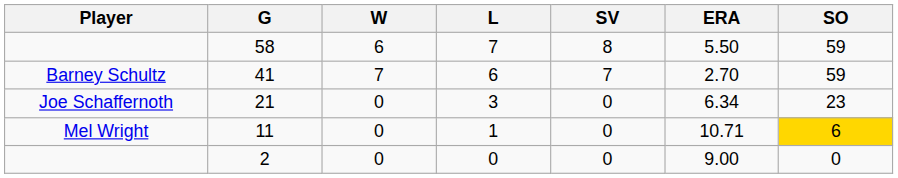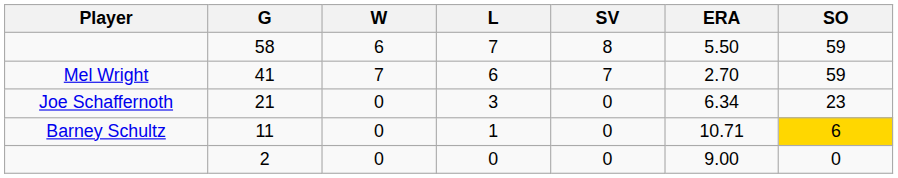(106, 74) Barney Schultz -> (106, 74) Mel Wright
(106, 131) Mel Wright -> (106, 131) Barney Schultz
